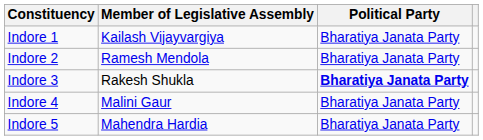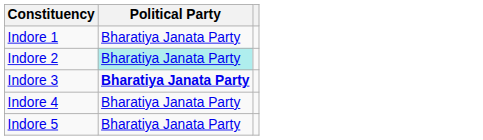- column: (208, 15)
(390, 59) no background -> (171, 59) paleturquoise background
